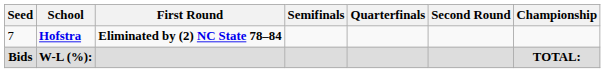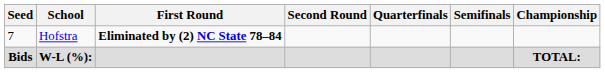columns swapped: (471, 15) <-> (316, 15)
(60, 36) bold -> (58, 36) normal
